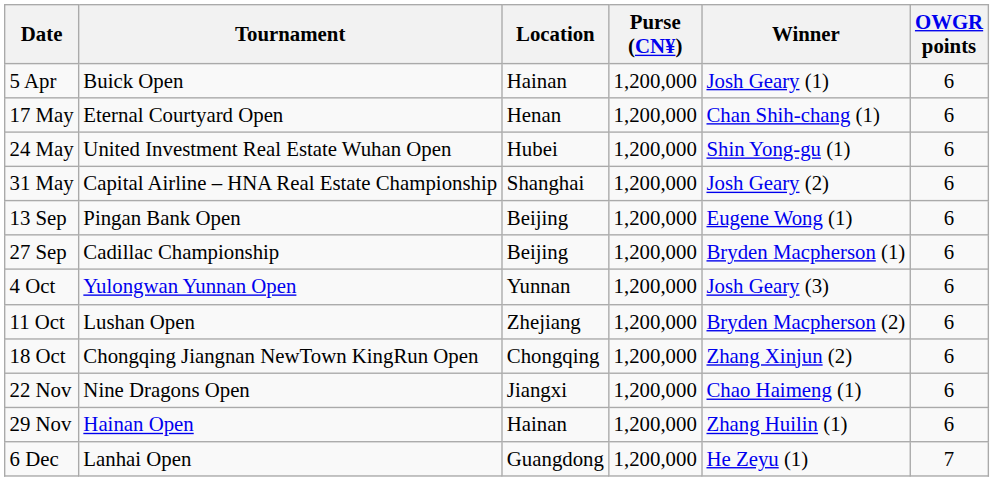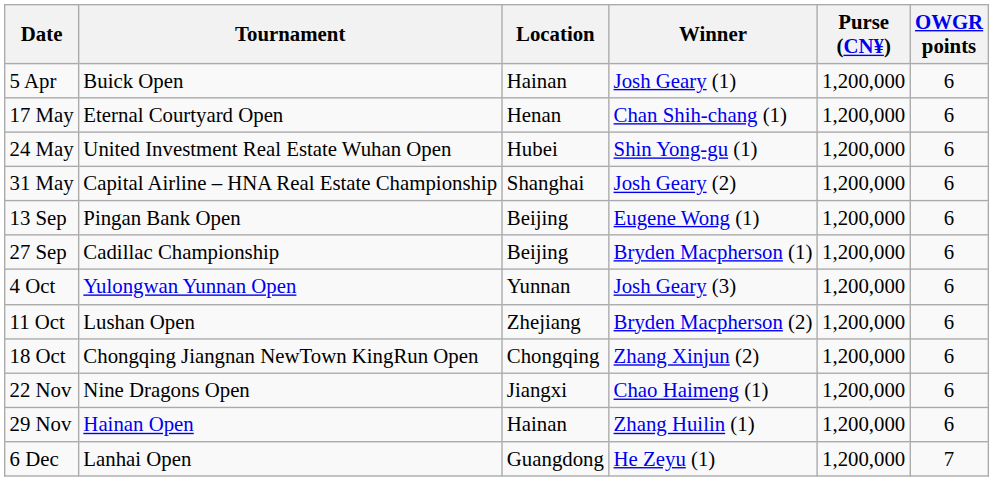columns swapped: (655, 34) <-> (806, 34)
